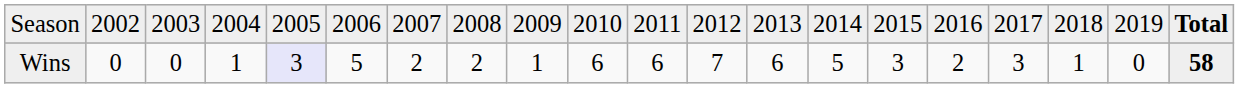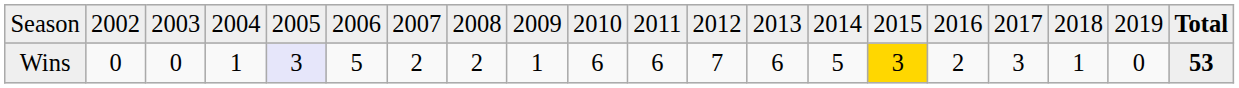(898, 62) no background -> (898, 62) gold background
(1201, 62) 58 -> (1201, 62) 53
